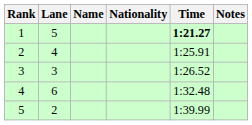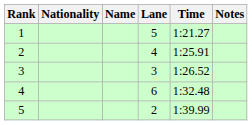columns swapped: (54, 14) <-> (138, 14)
(192, 33) bold -> (191, 33) normal
